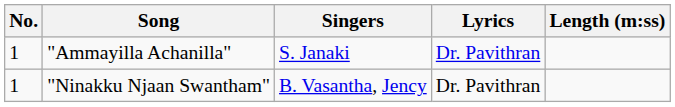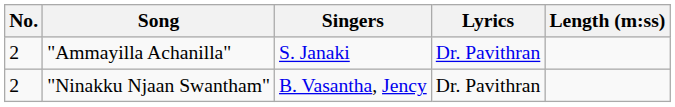(14, 53) 1 -> (14, 53) 2
(14, 85) 1 -> (14, 85) 2
